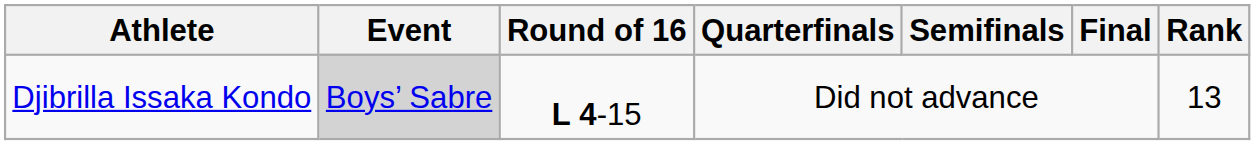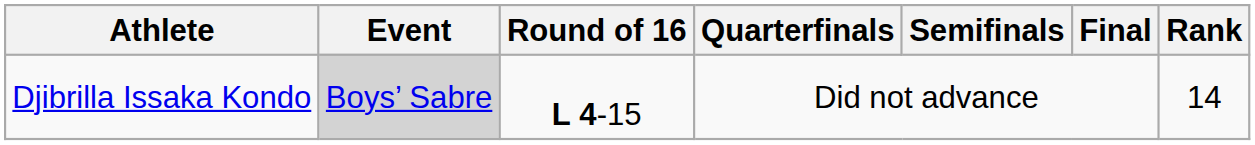(1204, 96) 13 -> (1204, 96) 14
